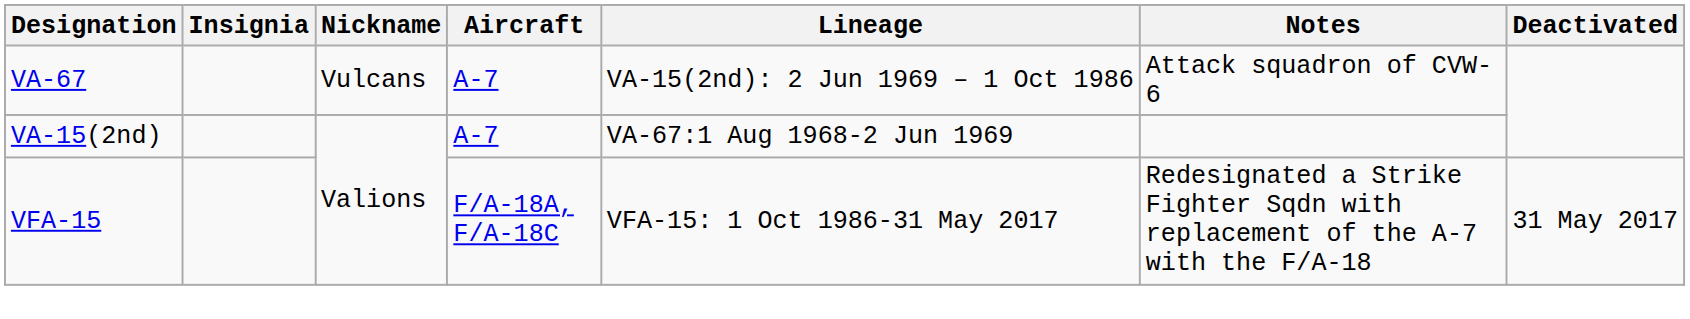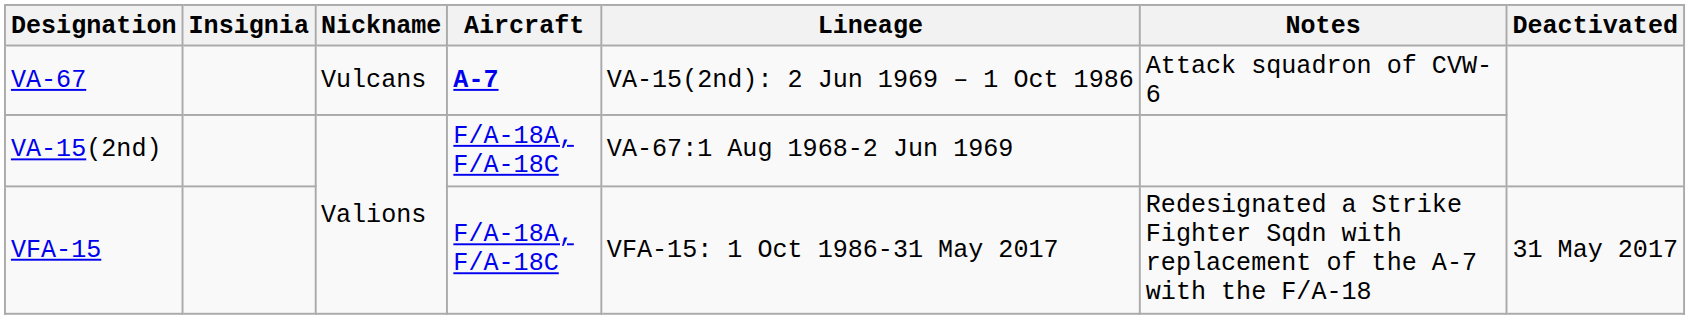(476, 81) normal -> (476, 81) bold
(476, 136) A-7 -> (514, 151) F/A-18A, F/A-18C
